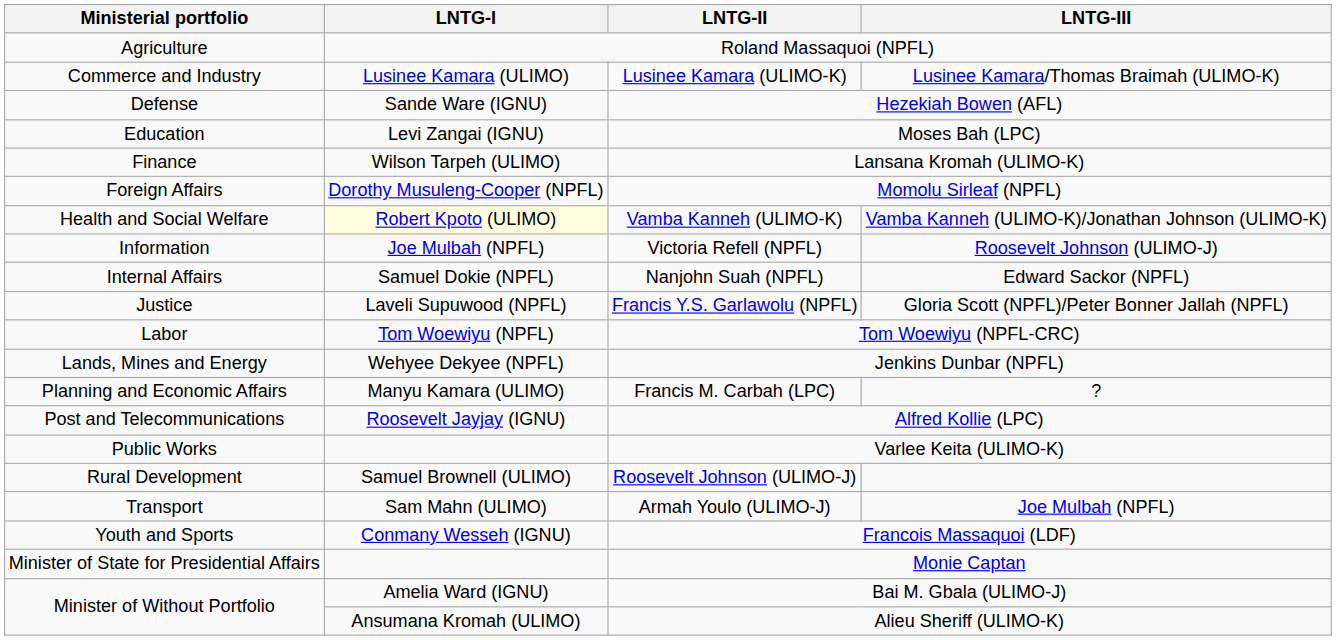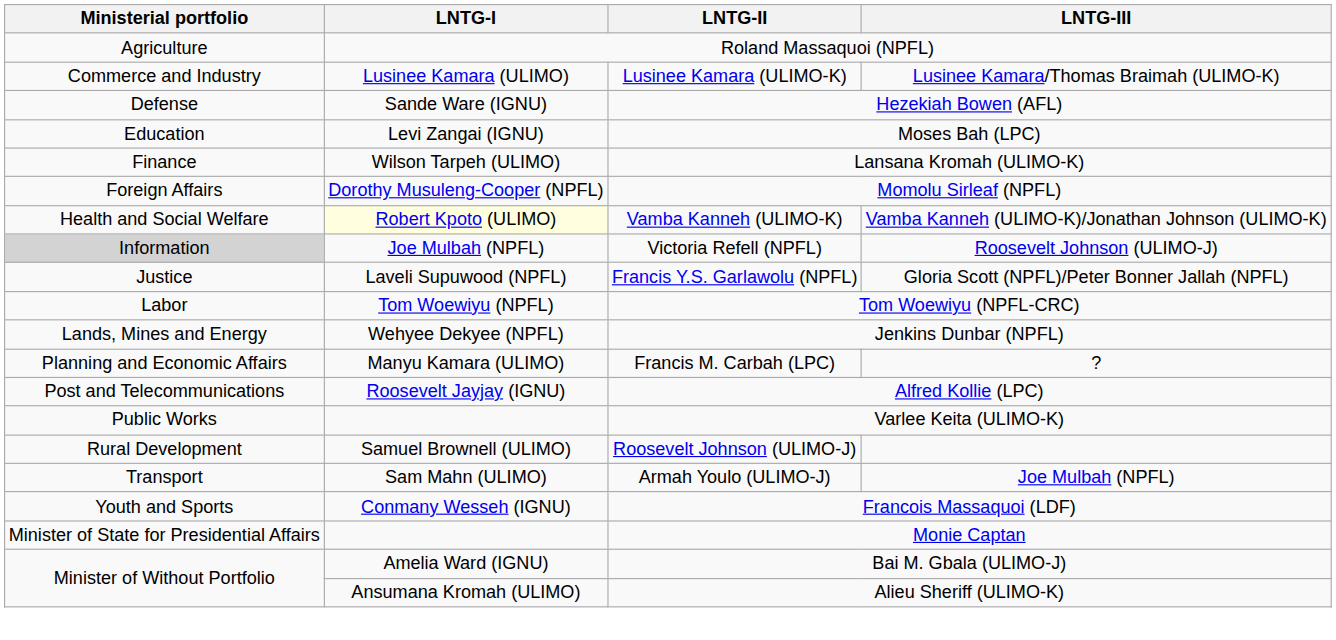(164, 248) no background -> (164, 248) lightgrey background
- row: (735, 276)
